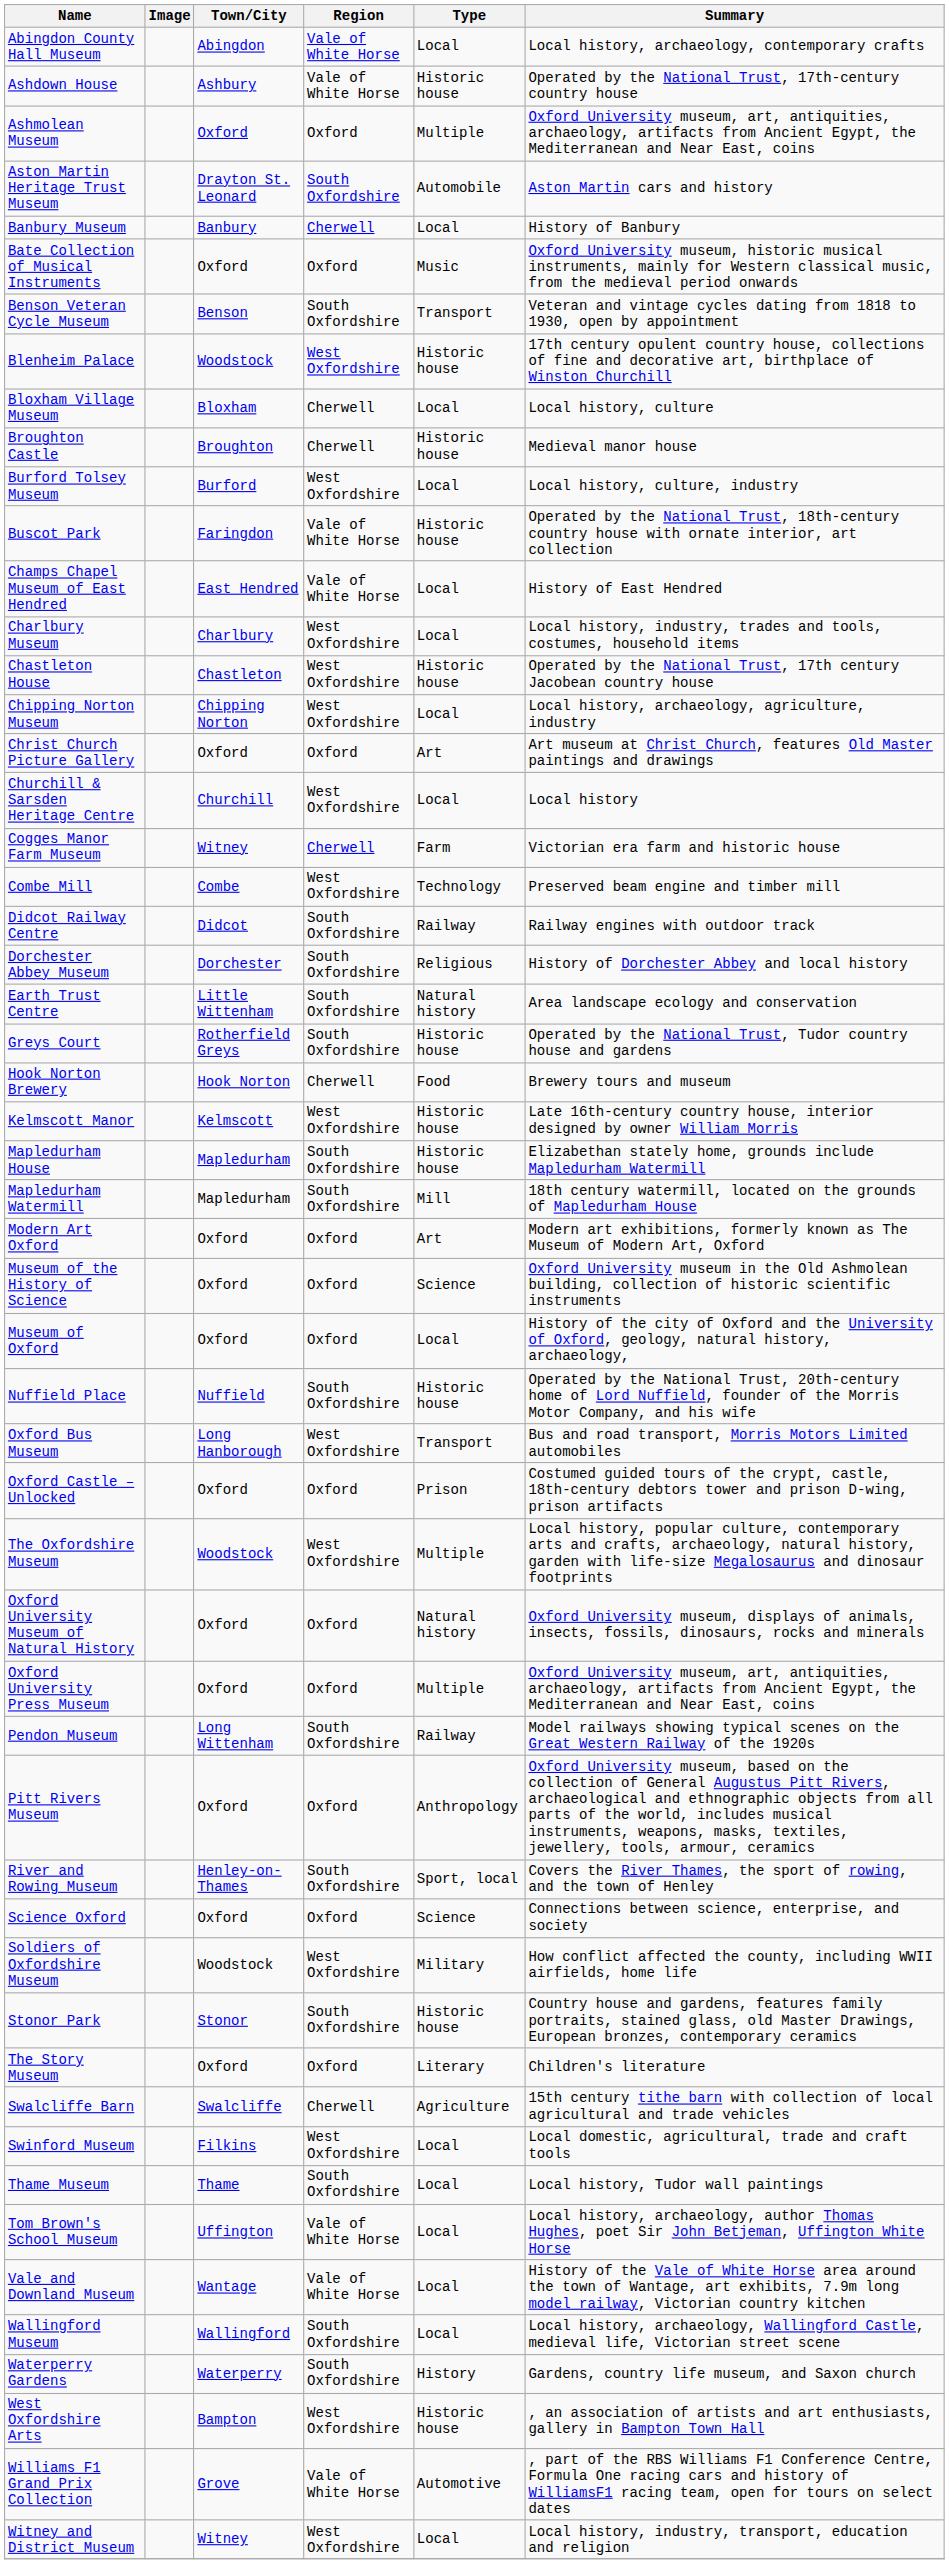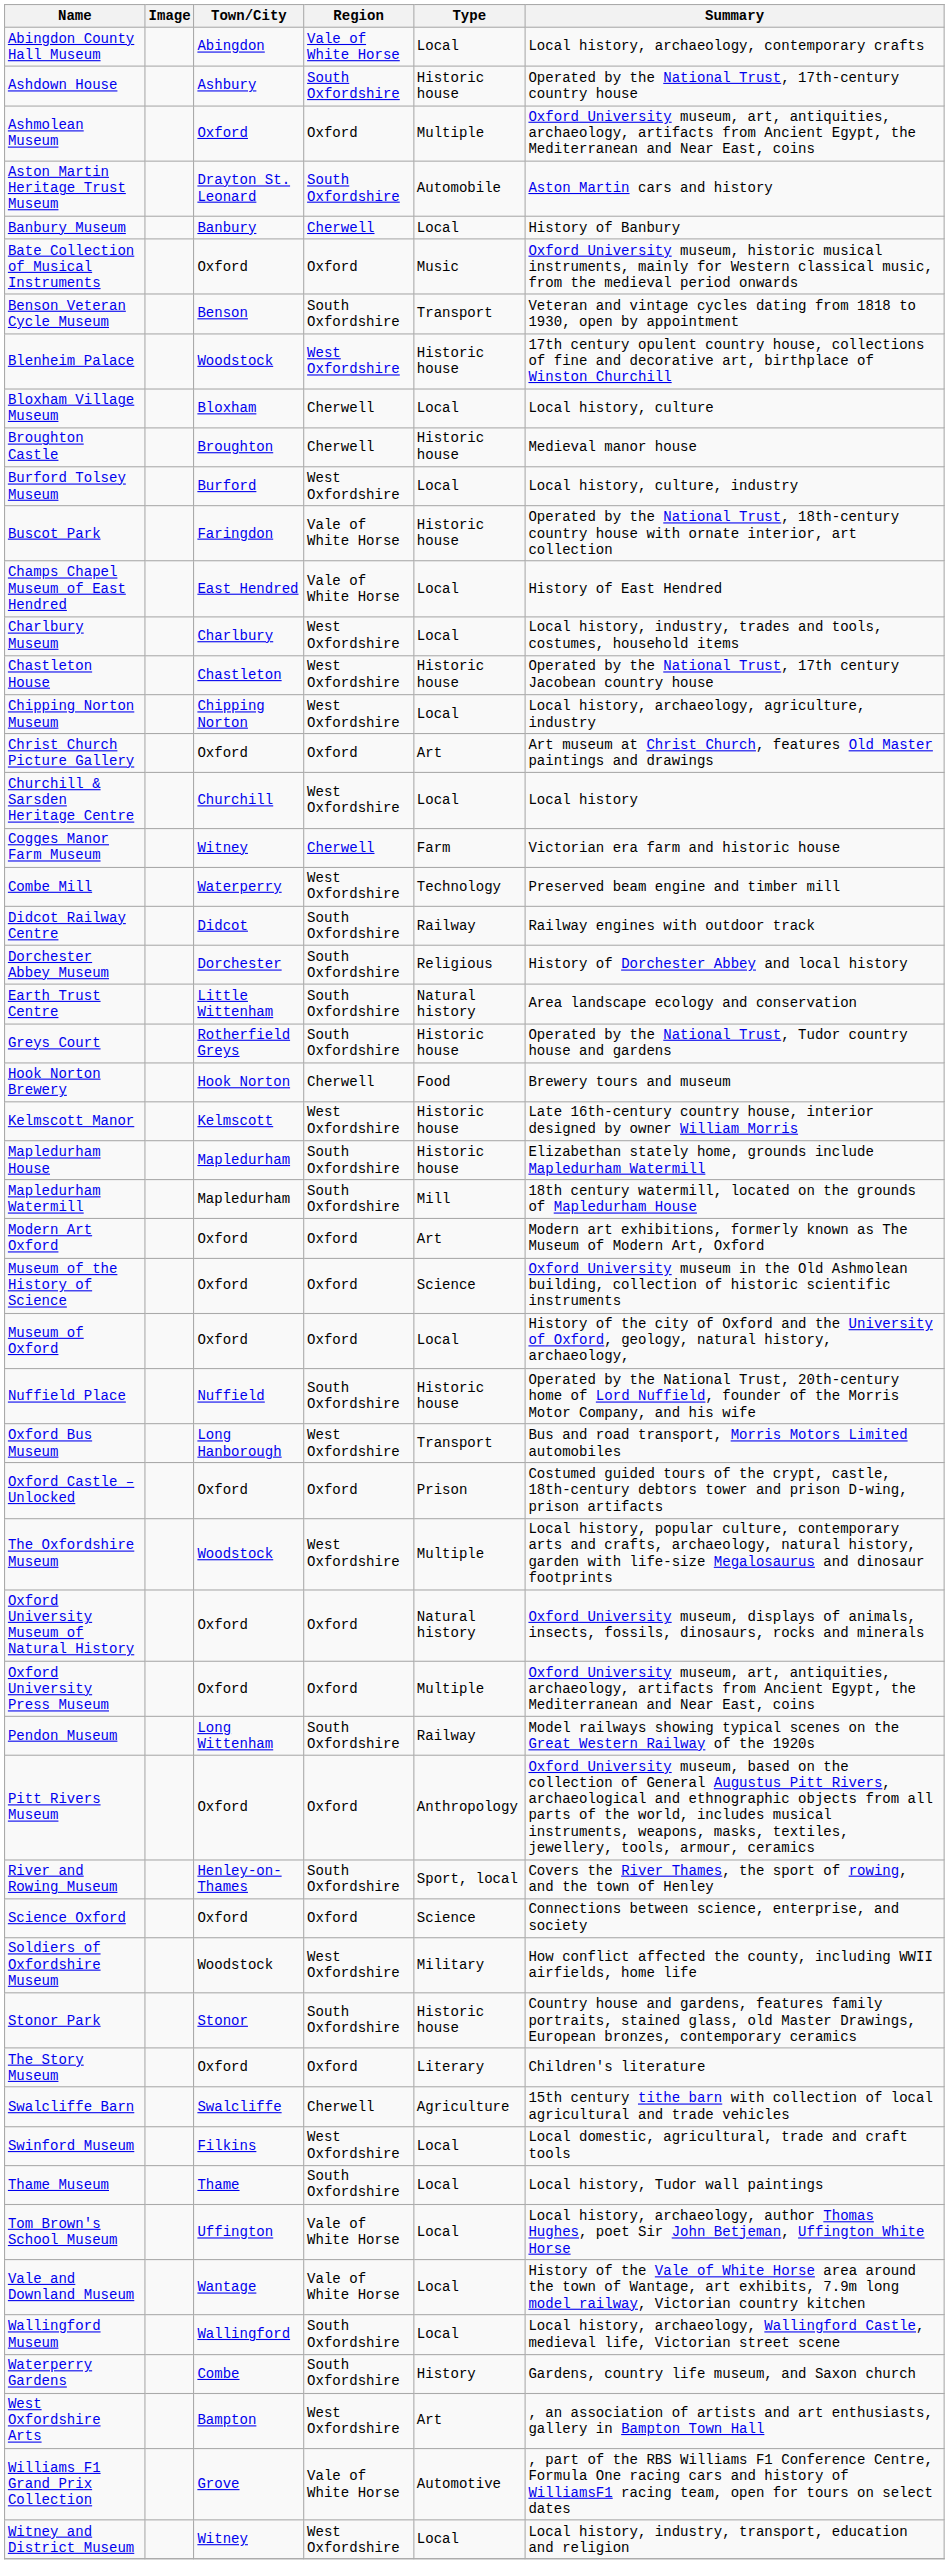(353, 86) Vale of White Horse -> (353, 86) South Oxfordshire
(218, 887) Combe -> (240, 887) Waterperry
(240, 2374) Waterperry -> (218, 2374) Combe
(450, 2421) Historic house -> (429, 2421) Art
